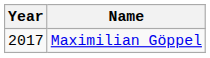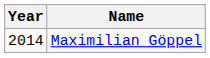(26, 41) 2017 -> (26, 41) 2014
